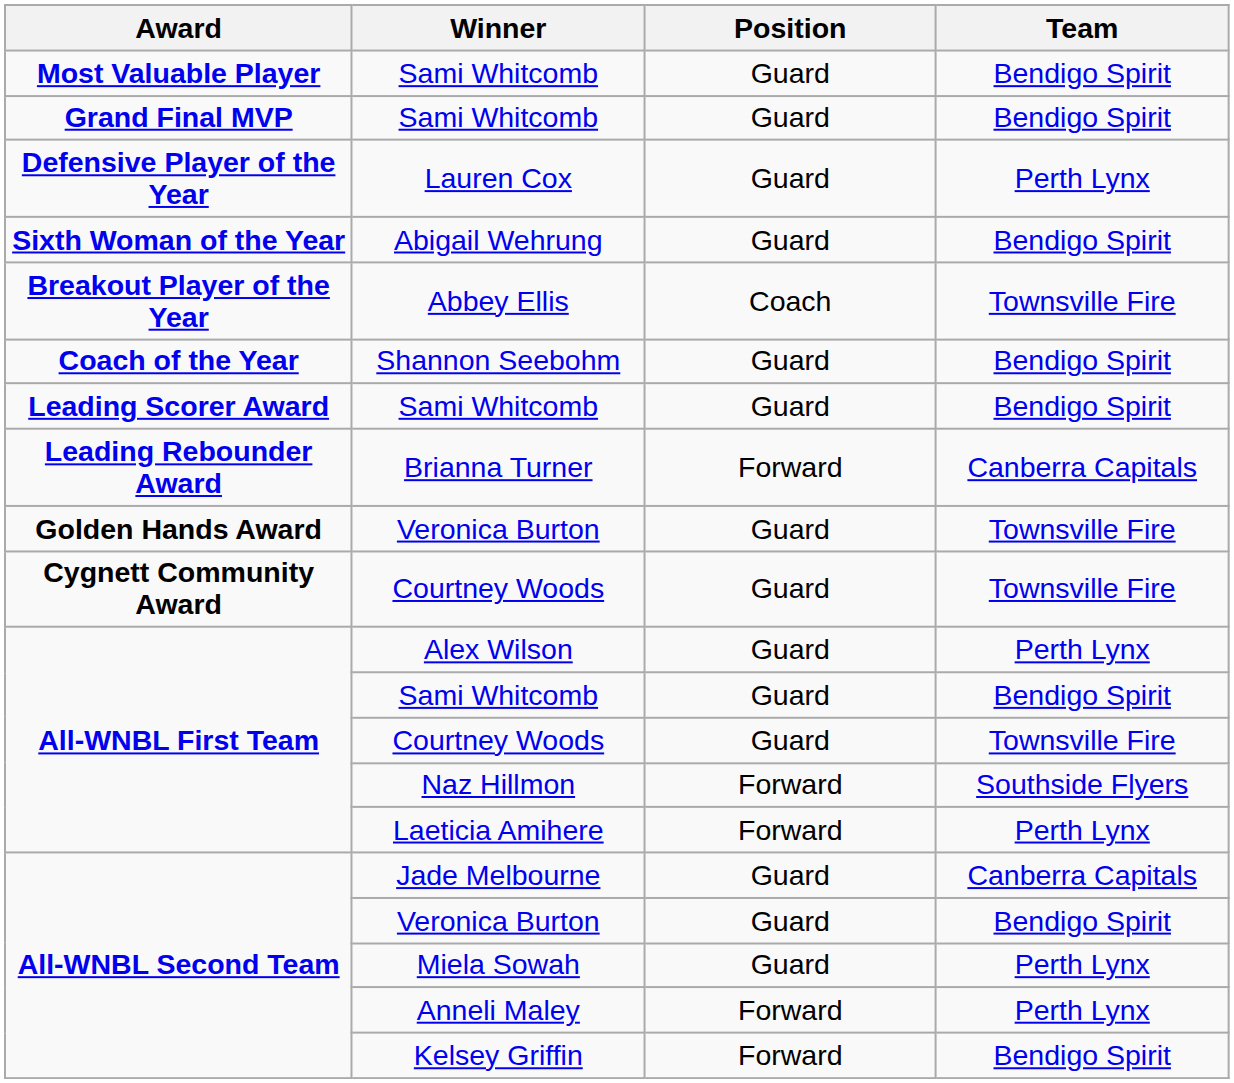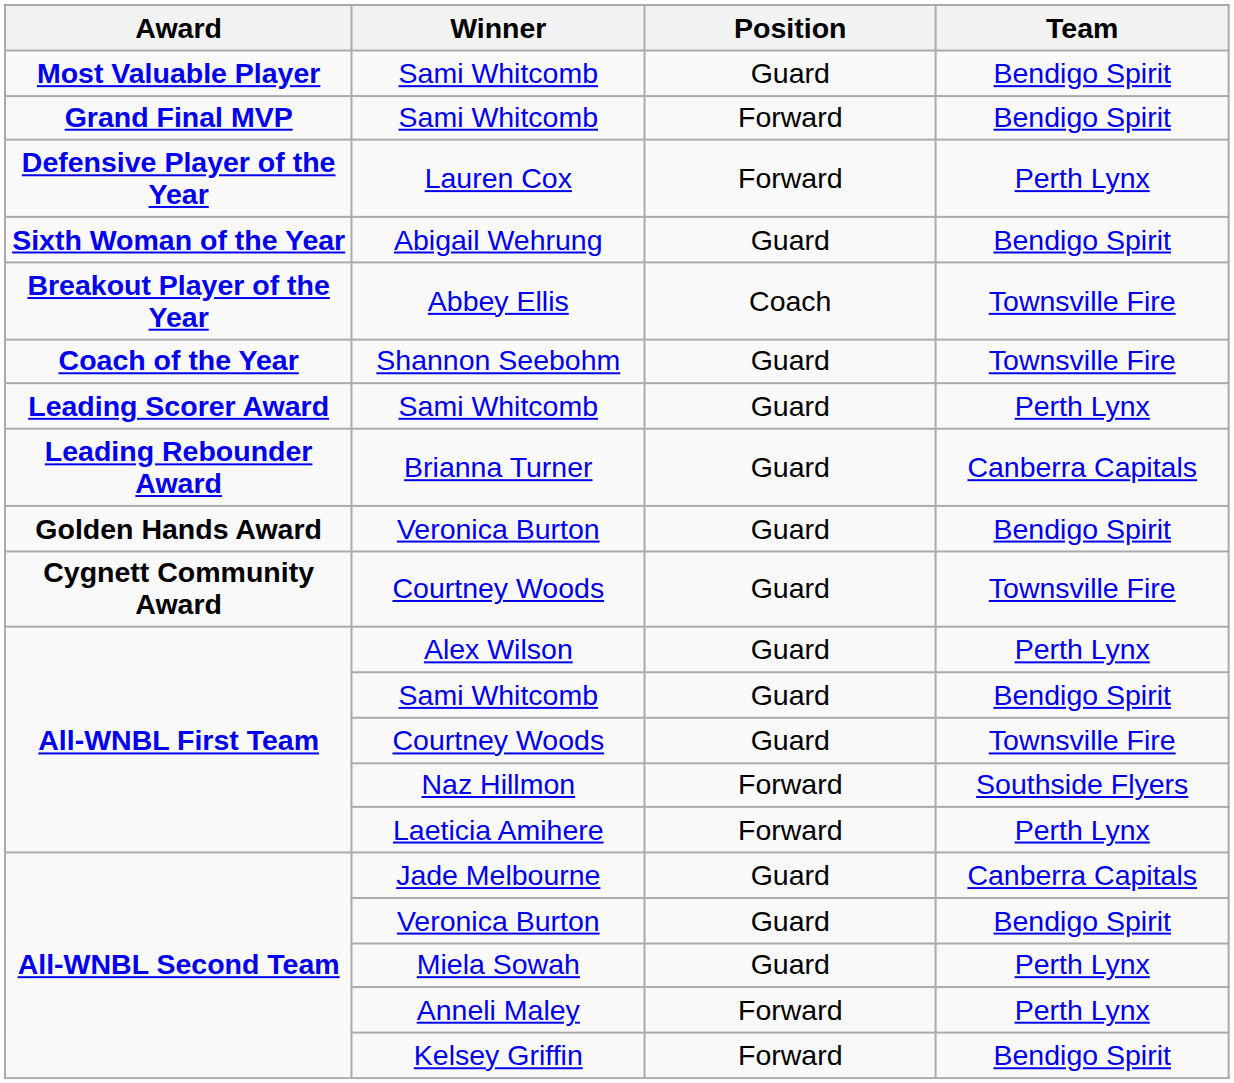(790, 118) Guard -> (790, 118) Forward
(790, 179) Guard -> (790, 179) Forward
(1082, 362) Bendigo Spirit -> (1082, 362) Townsville Fire
(1082, 407) Bendigo Spirit -> (1082, 407) Perth Lynx
(790, 467) Forward -> (790, 467) Guard
(1082, 528) Townsville Fire -> (1082, 528) Bendigo Spirit
